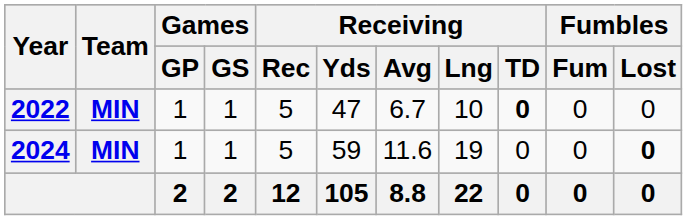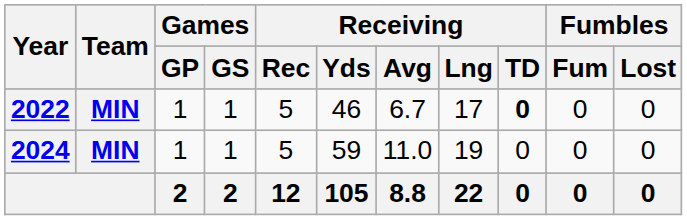(346, 109) 47 -> (346, 109) 46
(469, 109) 10 -> (469, 109) 17
(408, 151) 11.6 -> (408, 151) 11.0
(648, 151) bold -> (648, 151) normal
